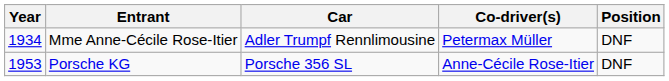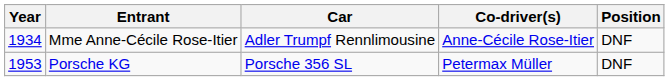(497, 40) Petermax Müller -> (518, 40) Anne-Cécile Rose-Itier
(518, 64) Anne-Cécile Rose-Itier -> (497, 64) Petermax Müller
